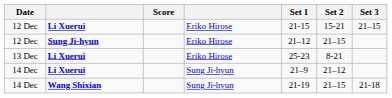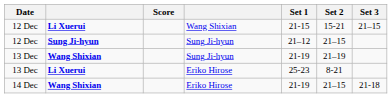(209, 26) Eriko Hirose -> (211, 26) Wang Shixian
(209, 41) Eriko Hirose -> (210, 41) Sung Ji-hyun
+ row: (25, 56)
- row: (25, 71)
(210, 85) Sung Ji-hyun -> (209, 85) Eriko Hirose
